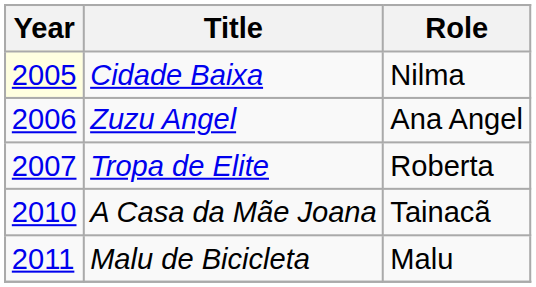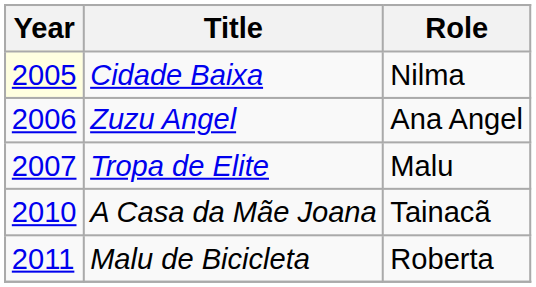(442, 166) Roberta -> (422, 166) Malu
(422, 258) Malu -> (442, 258) Roberta
